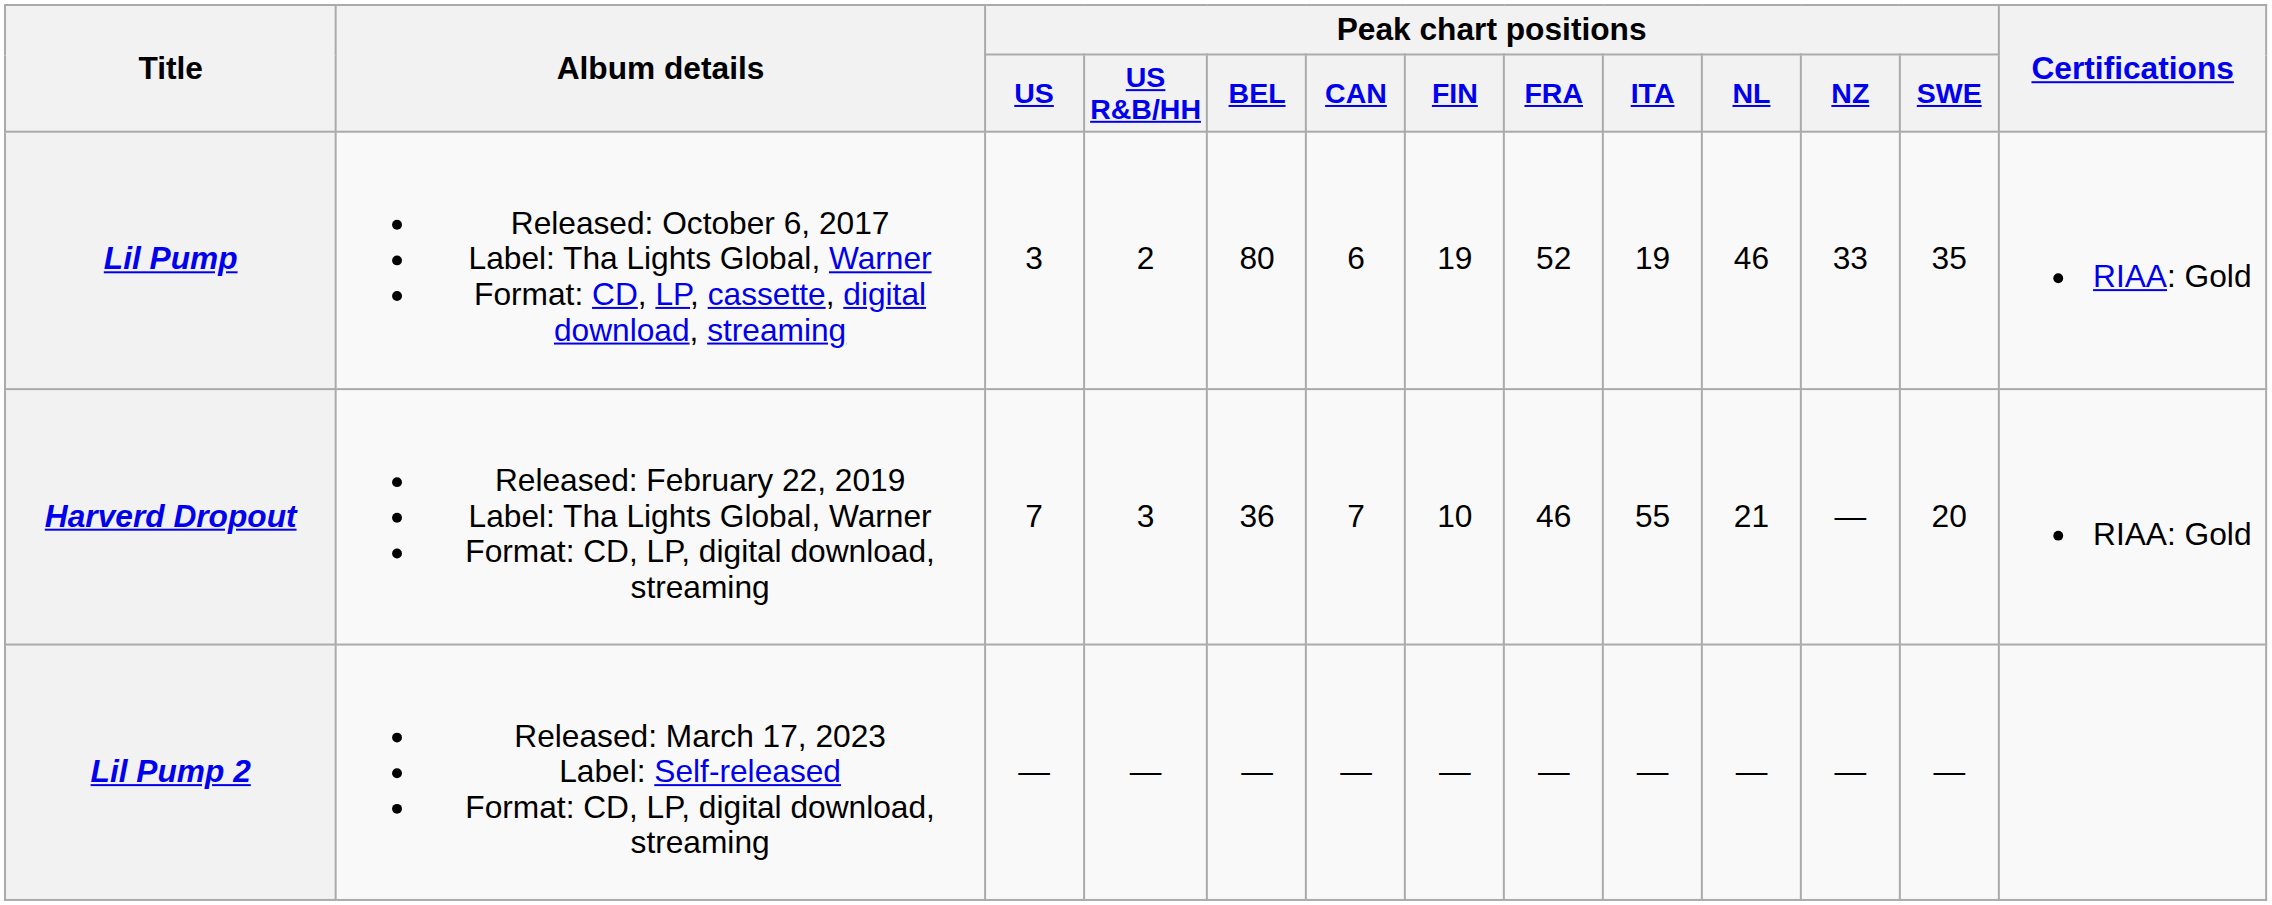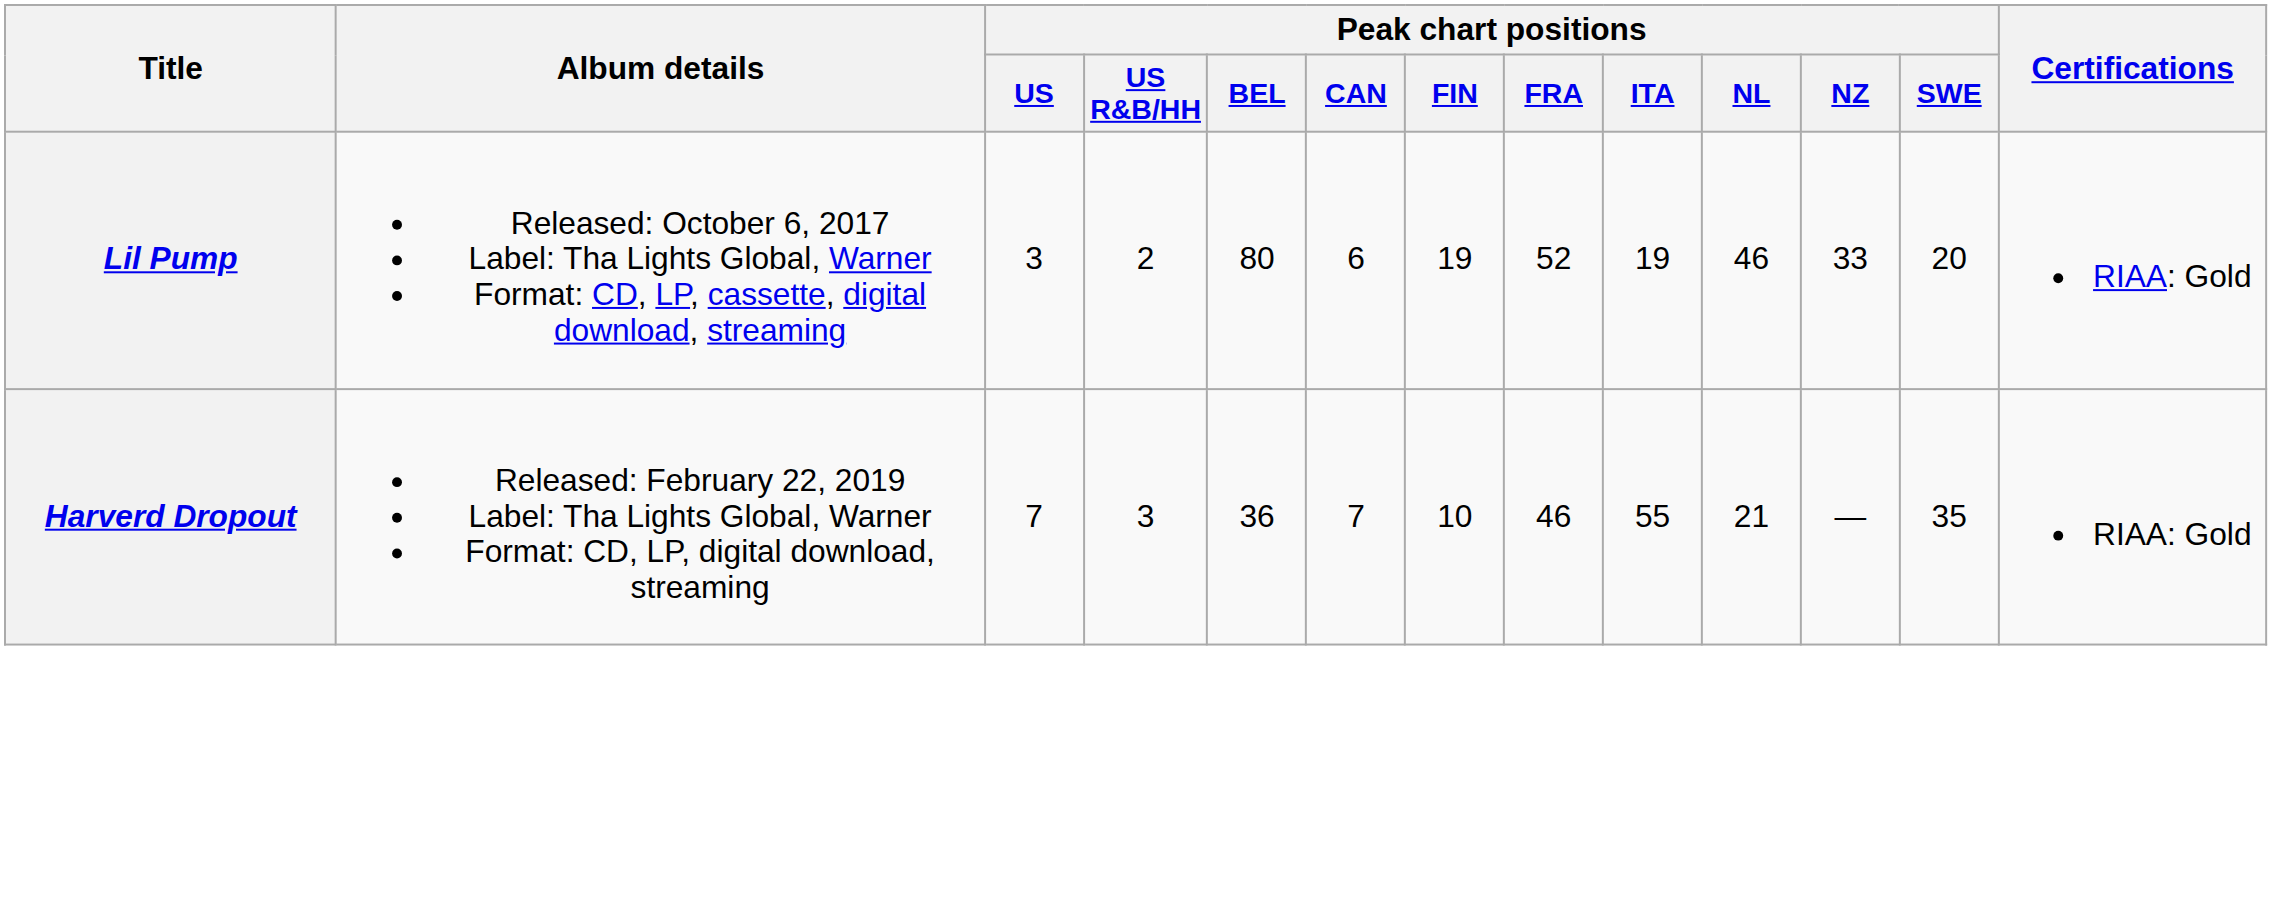(1949, 259) 35 -> (1949, 259) 20
(1949, 515) 20 -> (1949, 515) 35
- row: (171, 771)
